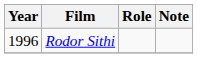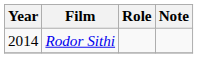(23, 40) 1996 -> (23, 40) 2014
